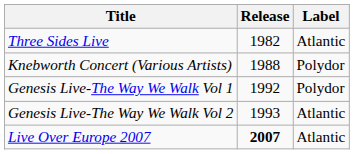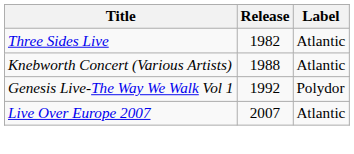(320, 64) Polydor -> (321, 64) Atlantic
- row: (121, 112)
(265, 137) bold -> (265, 112) normal
